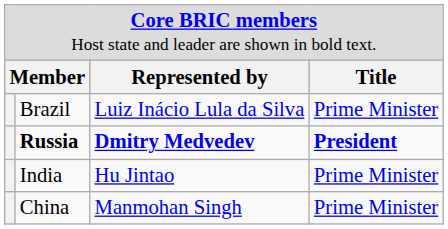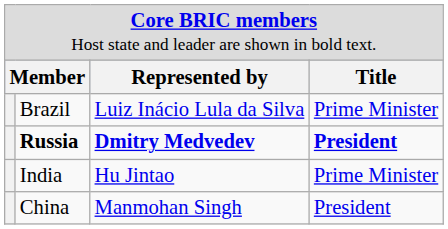(376, 207) Prime Minister -> (352, 207) President
